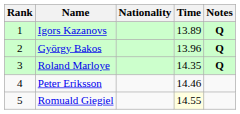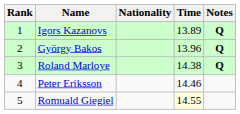(189, 65) 14.35 -> (189, 65) 14.38
